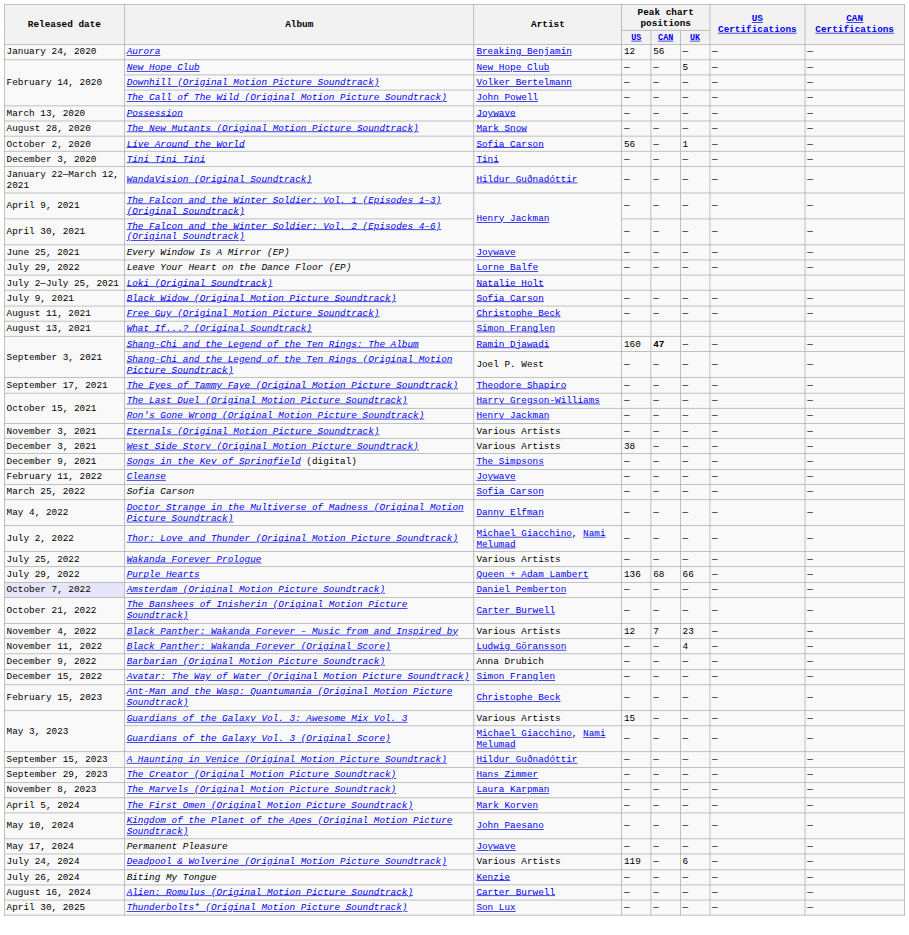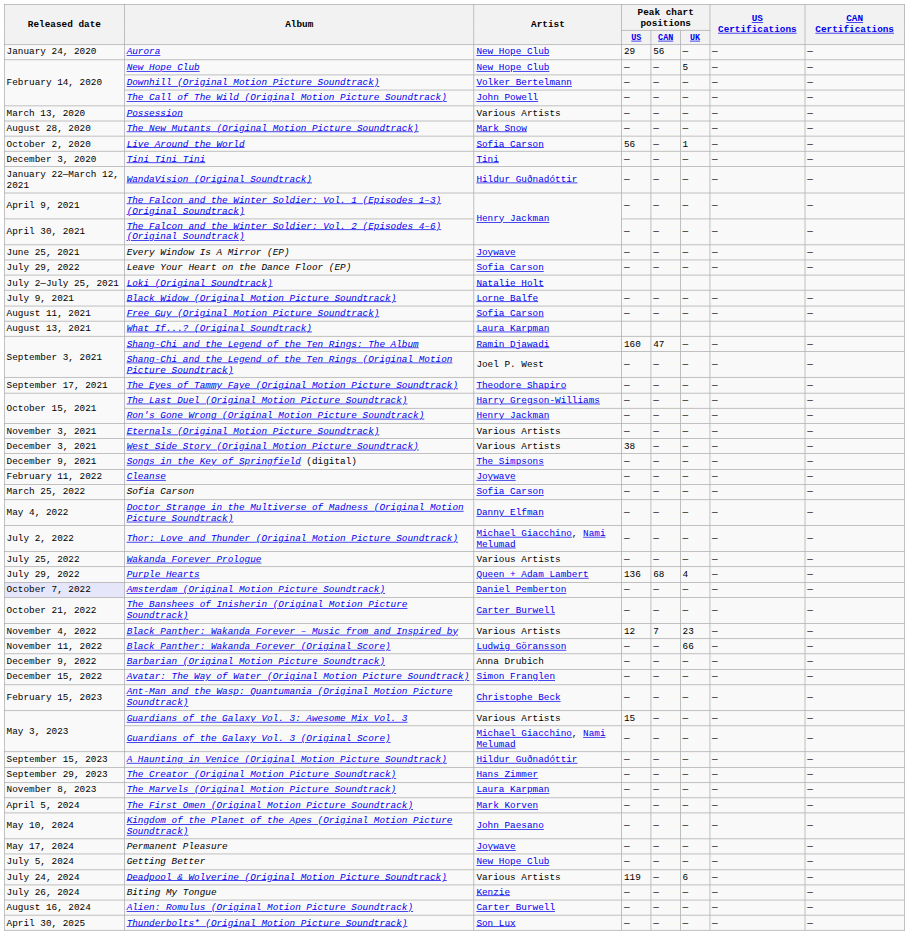(524, 52) Breaking Benjamin -> (513, 52) New Hope Club
(630, 52) 12 -> (630, 52) 29
(496, 113) Joywave -> (519, 113) Various Artists
(507, 268) Lorne Balfe -> (510, 268) Sofia Carson
(510, 298) Sofia Carson -> (507, 298) Lorne Balfe
(519, 313) Christophe Beck -> (510, 313) Sofia Carson
(516, 329) Simon Franglen -> (513, 329) Laura Karpman
(659, 344) bold -> (659, 344) normal
(688, 575) 66 -> (685, 575) 4
(685, 646) 4 -> (688, 646) 66
+ row: (166, 862)
